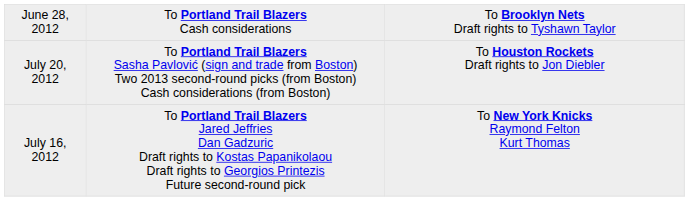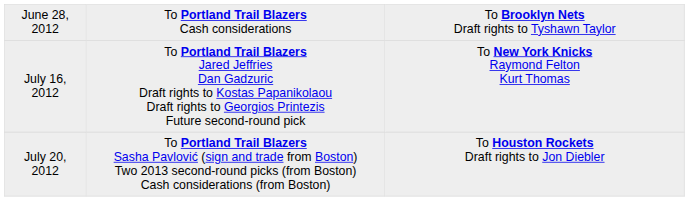rows swapped: (45, 150) <-> (45, 72)
